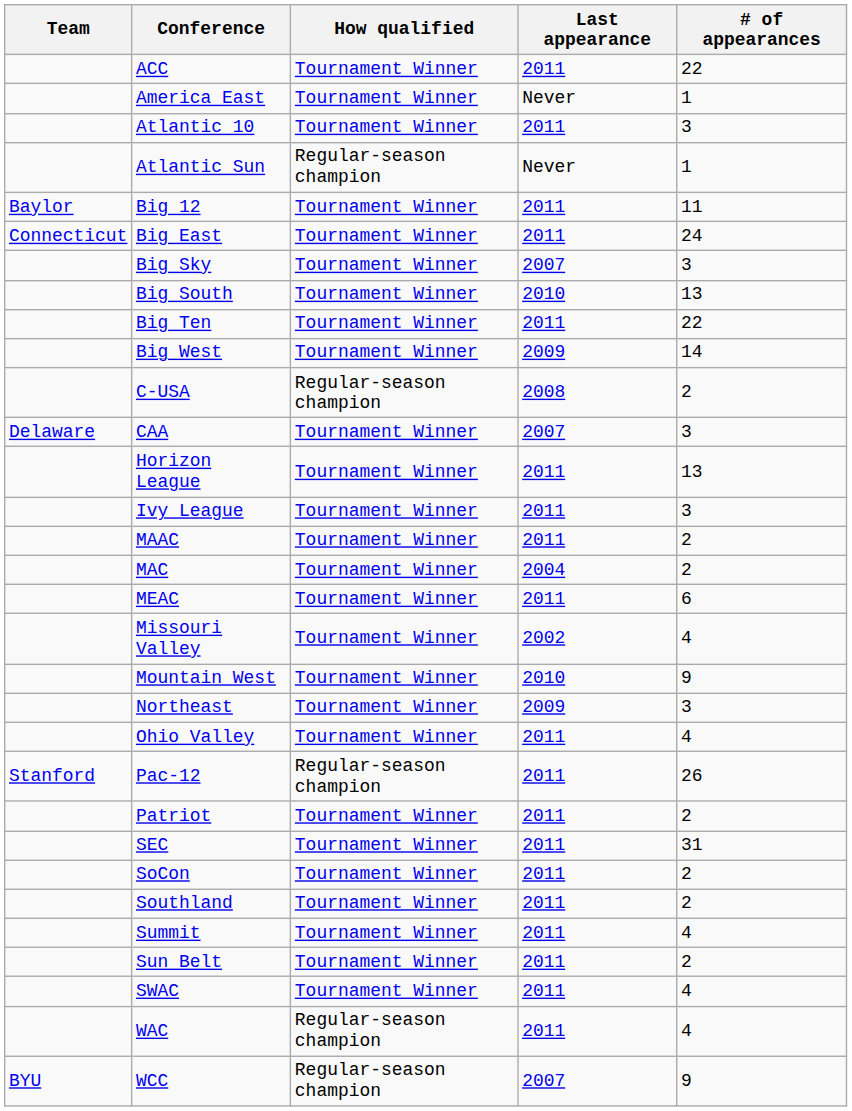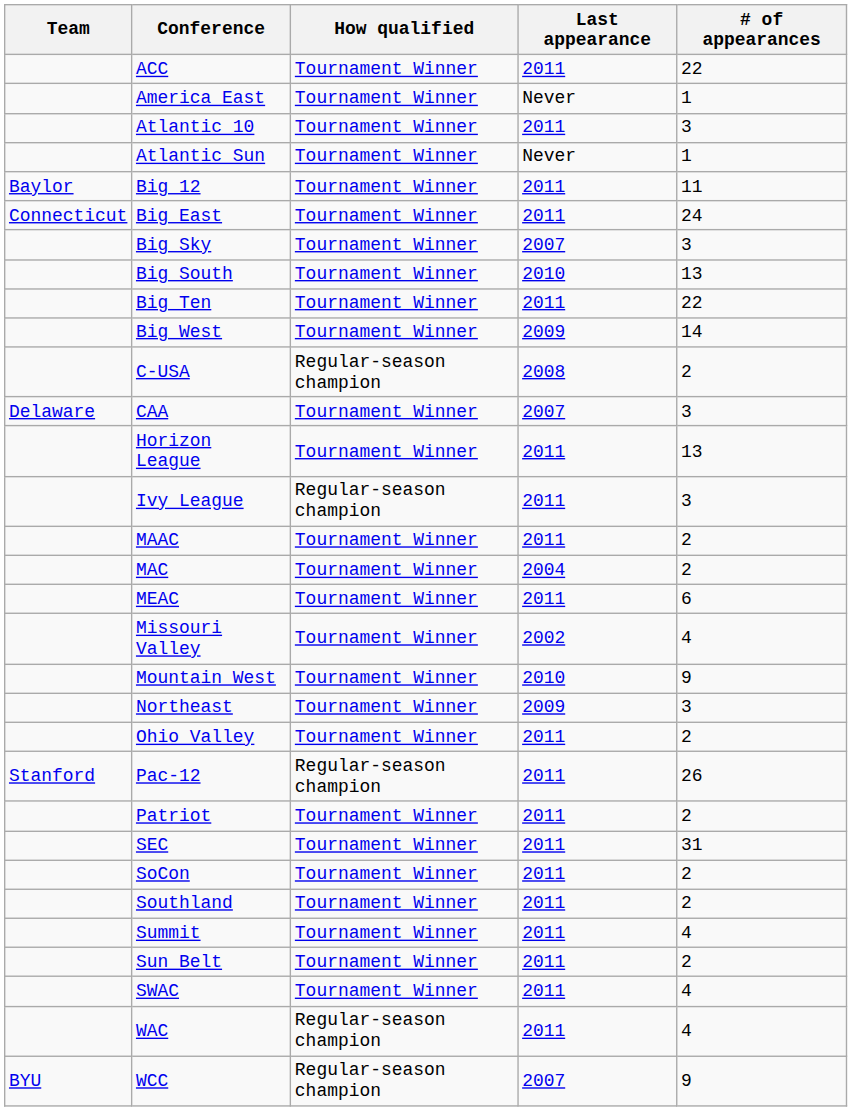(370, 167) Regular-season champion -> (386, 157) Tournament Winner
(386, 511) Tournament Winner -> (370, 501) Regular-season champion
(686, 737) 4 -> (686, 737) 2
